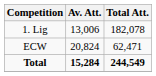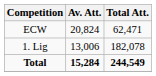rows swapped: (35, 29) <-> (35, 46)
